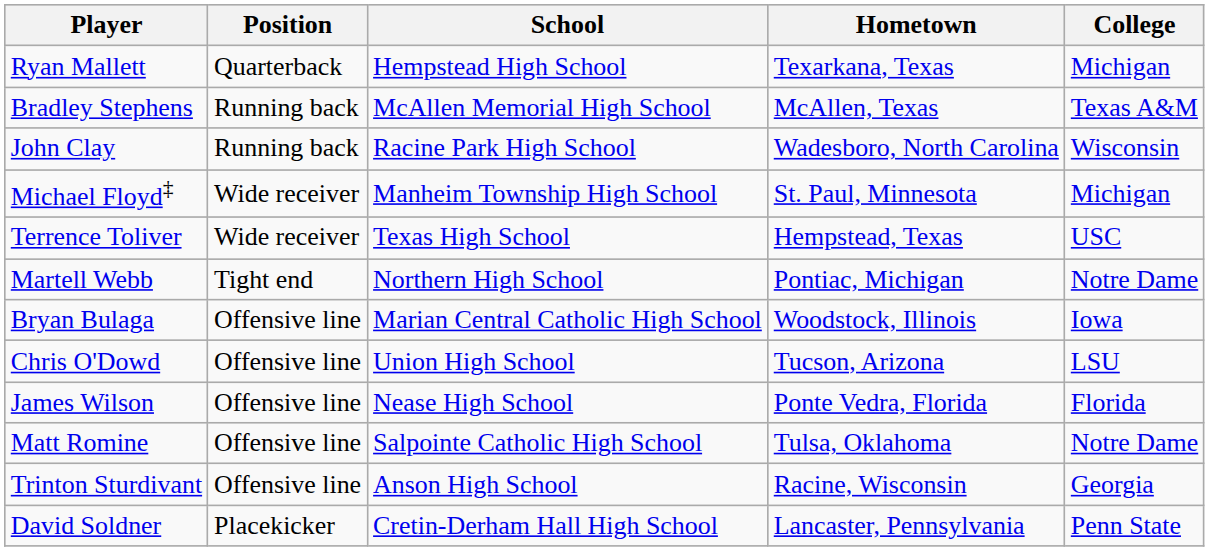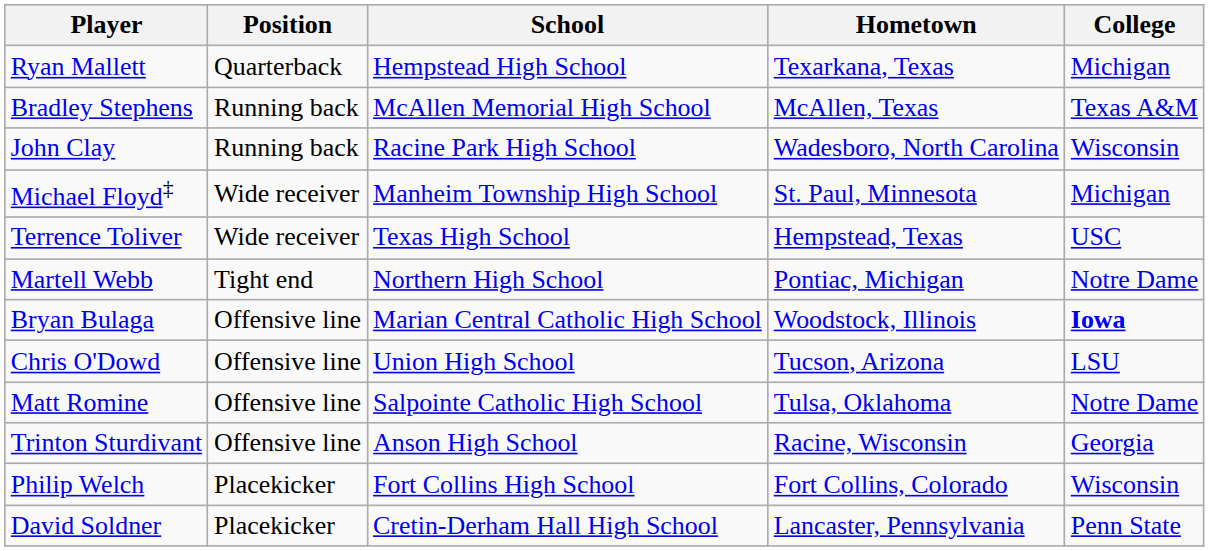(1097, 319) normal -> (1098, 319) bold
- row: (82, 402)
+ row: (78, 484)
